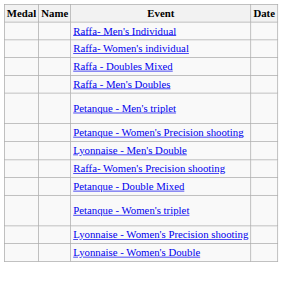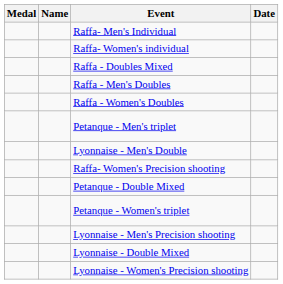+ row: (128, 102)
- row: (158, 133)
+ row: (154, 234)
+ row: (131, 252)
- row: (137, 252)
